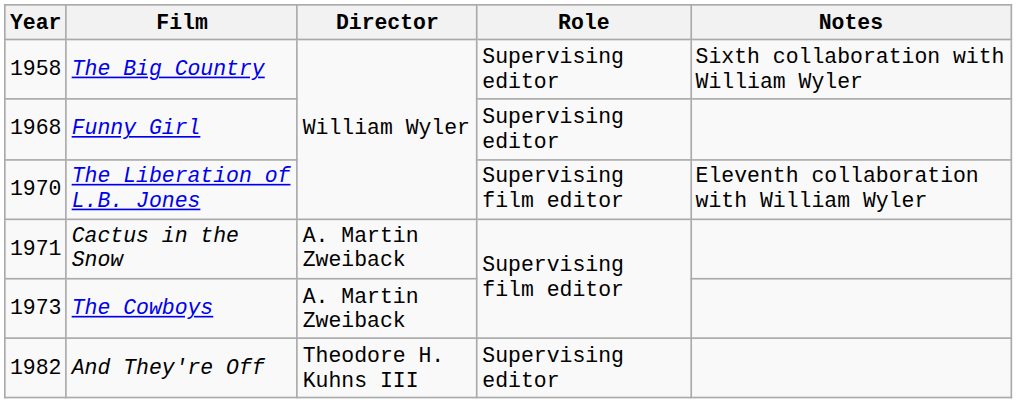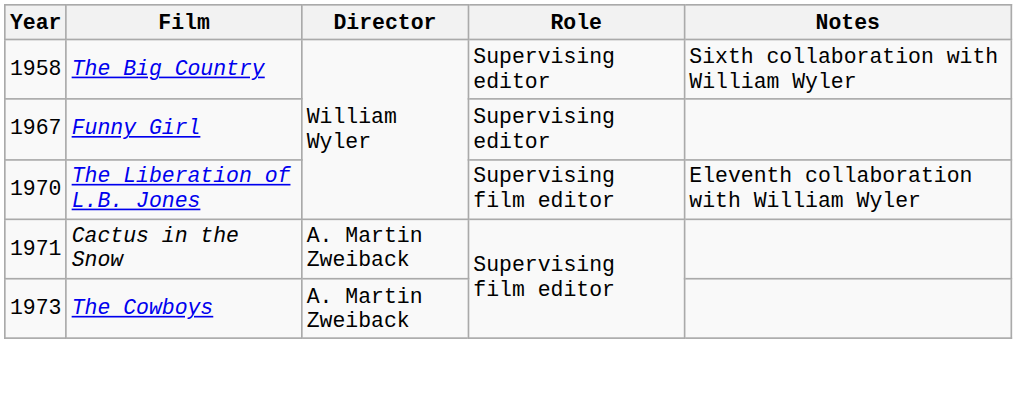(36, 129) 1968 -> (36, 129) 1967
- row: (168, 368)
